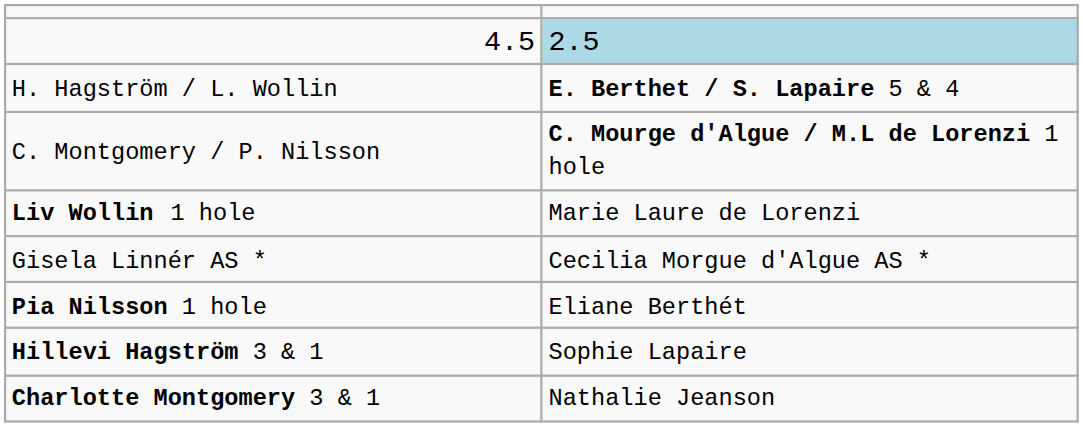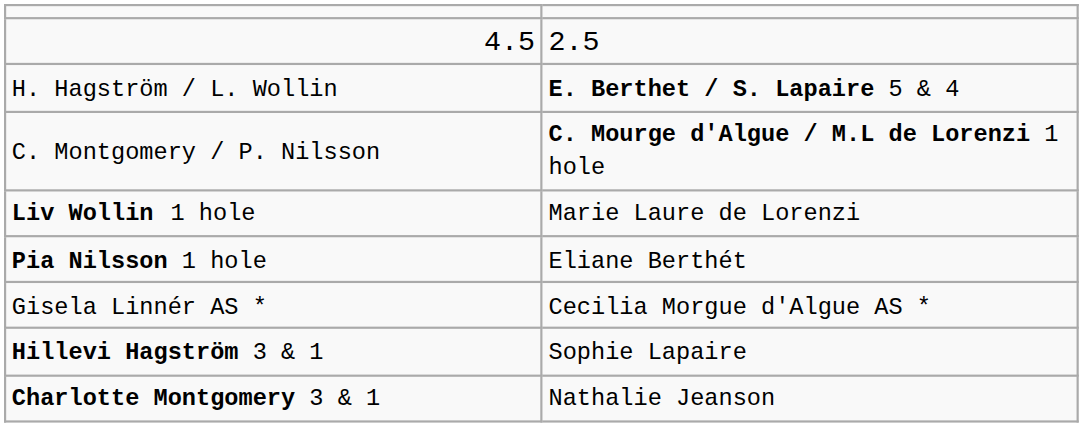(574, 42) lightblue background -> (574, 42) no background
rows swapped: (139, 306) <-> (139, 260)
